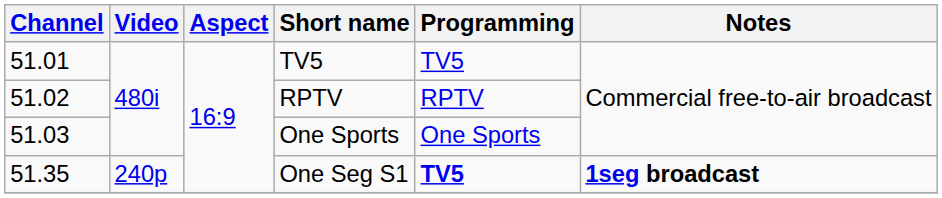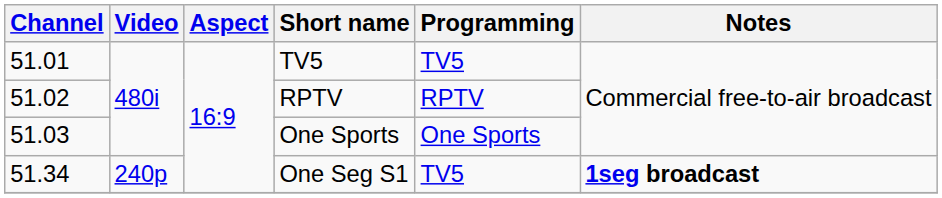(40, 173) 51.35 -> (40, 173) 51.34
(442, 173) bold -> (442, 173) normal
